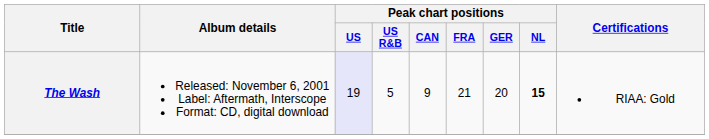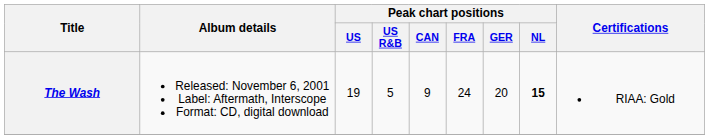(353, 93) lavender background -> (353, 93) no background
(464, 93) 21 -> (464, 93) 24
